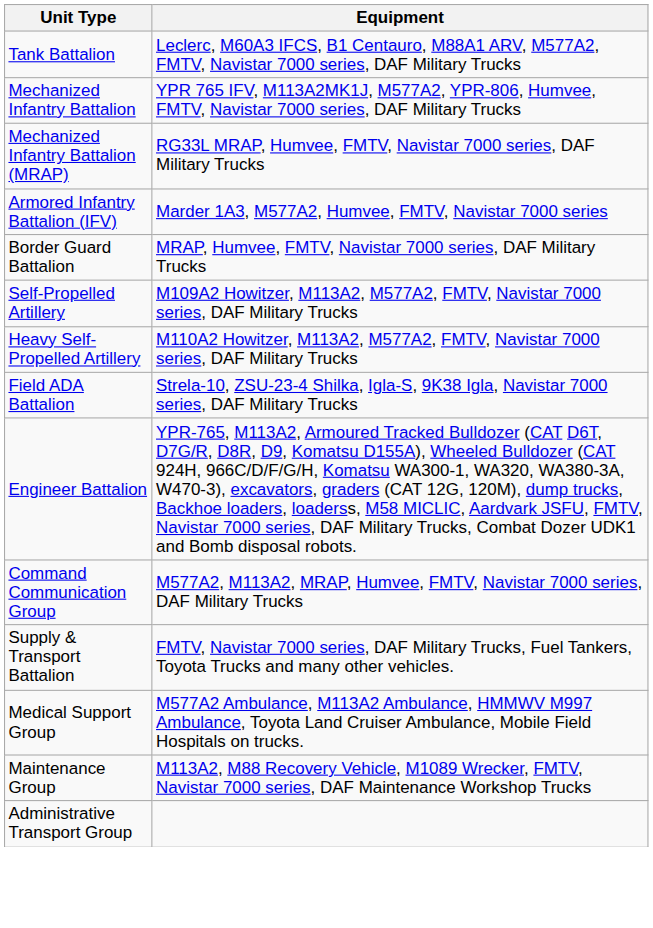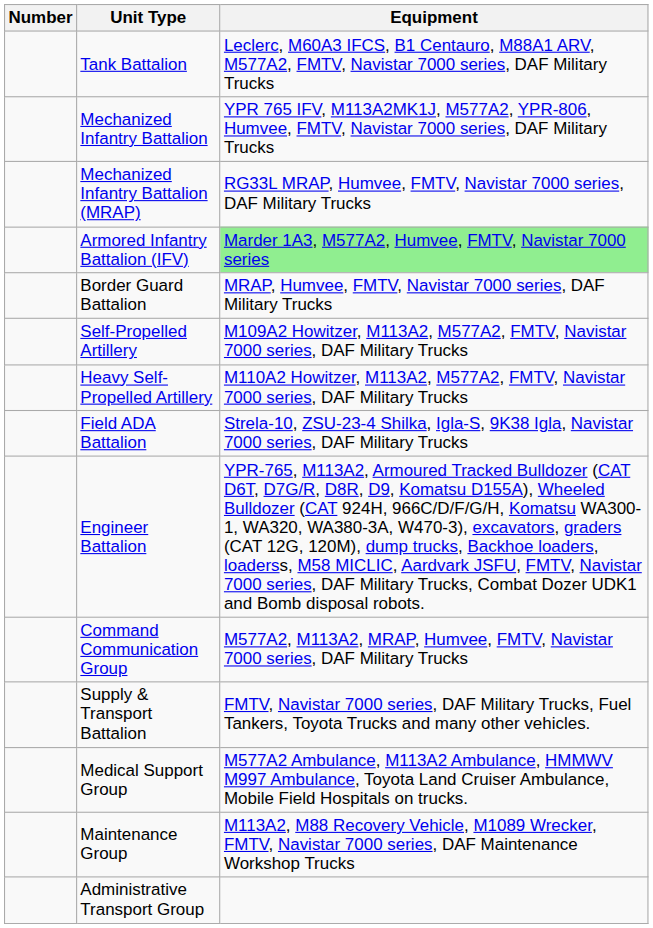+ column: (40, 17)
(382, 211) no background -> (425, 249) lightgreen background
